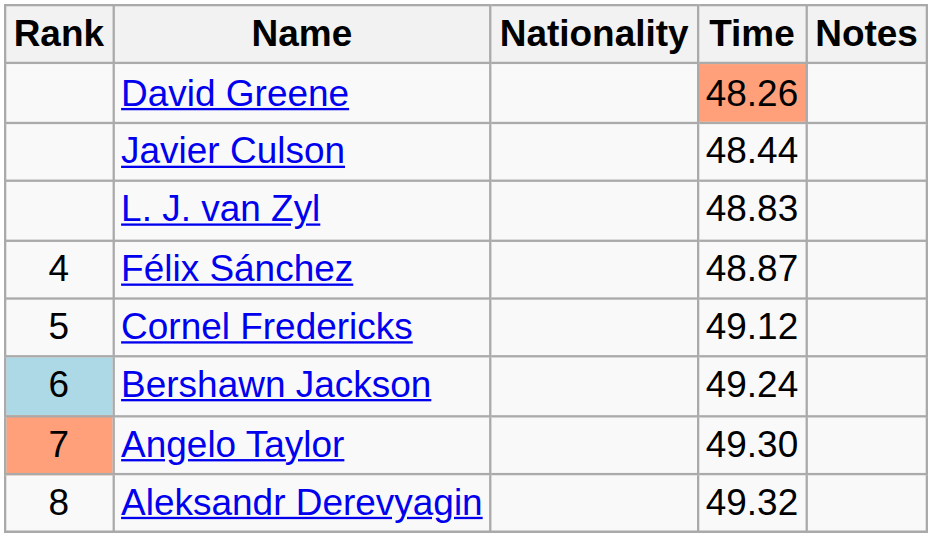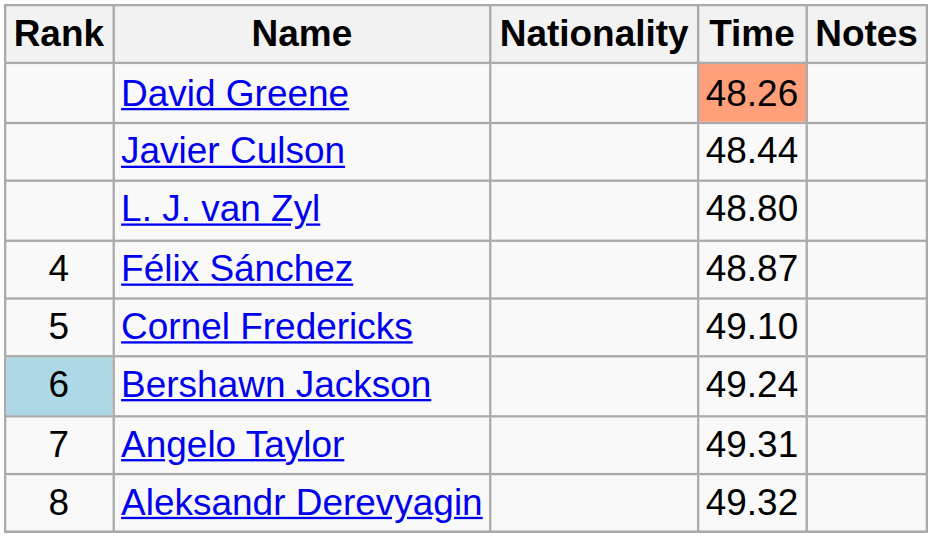(752, 209) 48.83 -> (752, 209) 48.80
(752, 326) 49.12 -> (752, 326) 49.10
(59, 444) lightsalmon background -> (59, 444) no background
(752, 444) 49.30 -> (752, 444) 49.31
